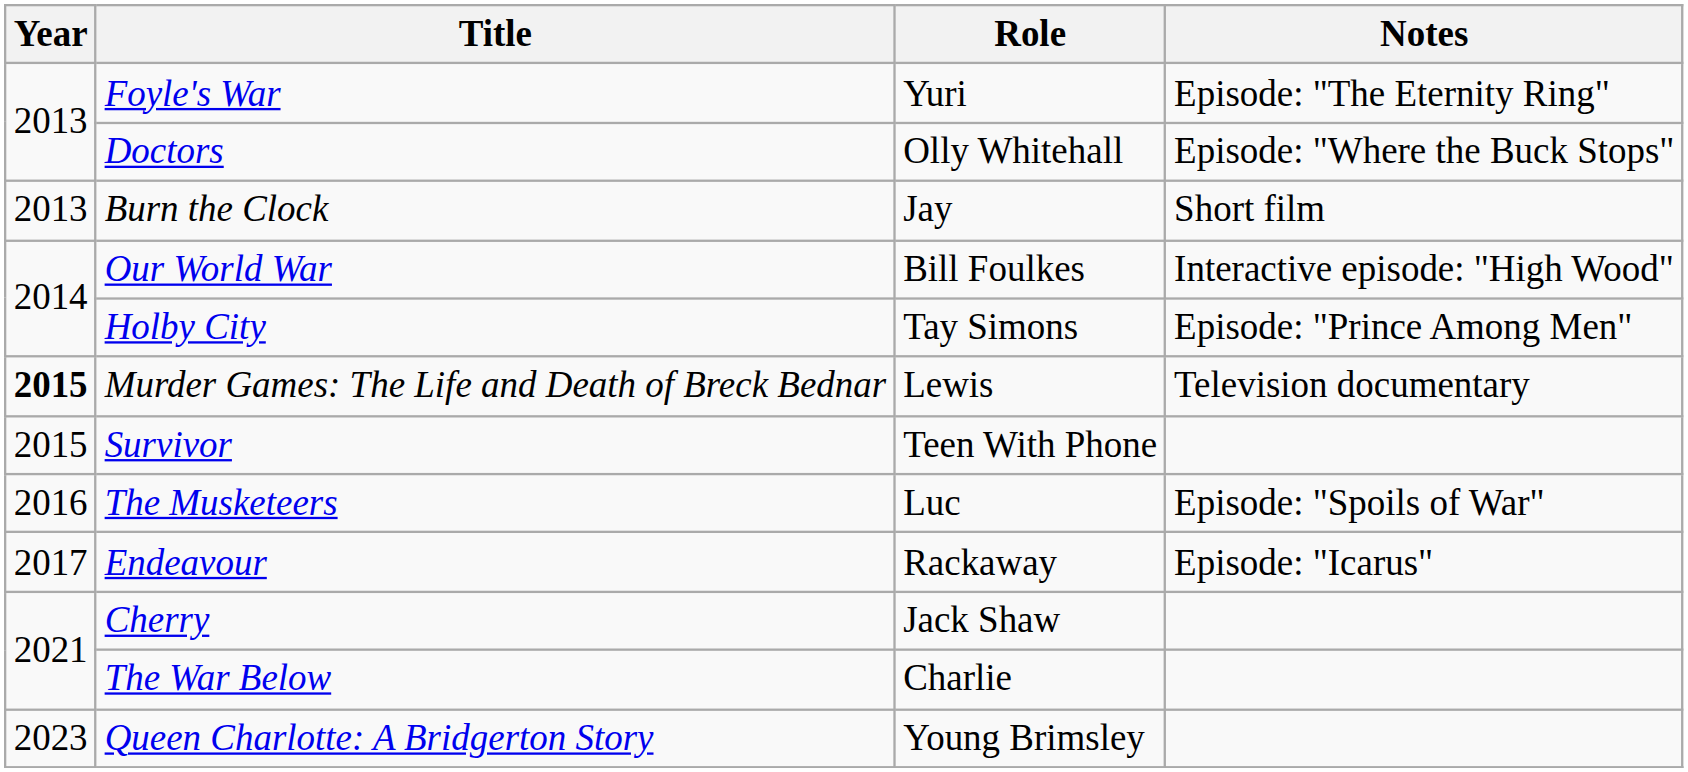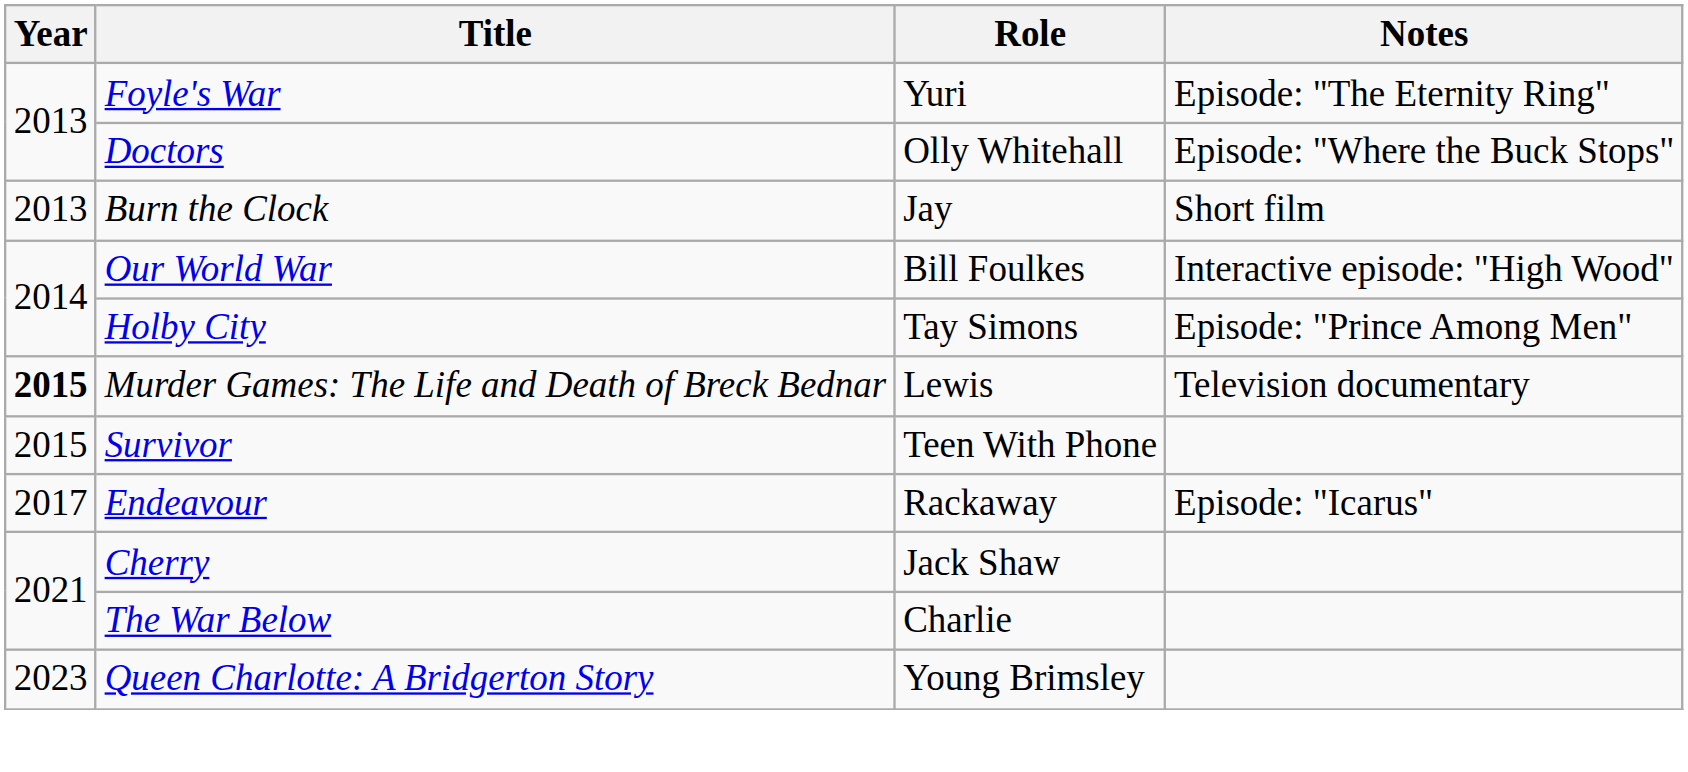- row: (221, 502)
